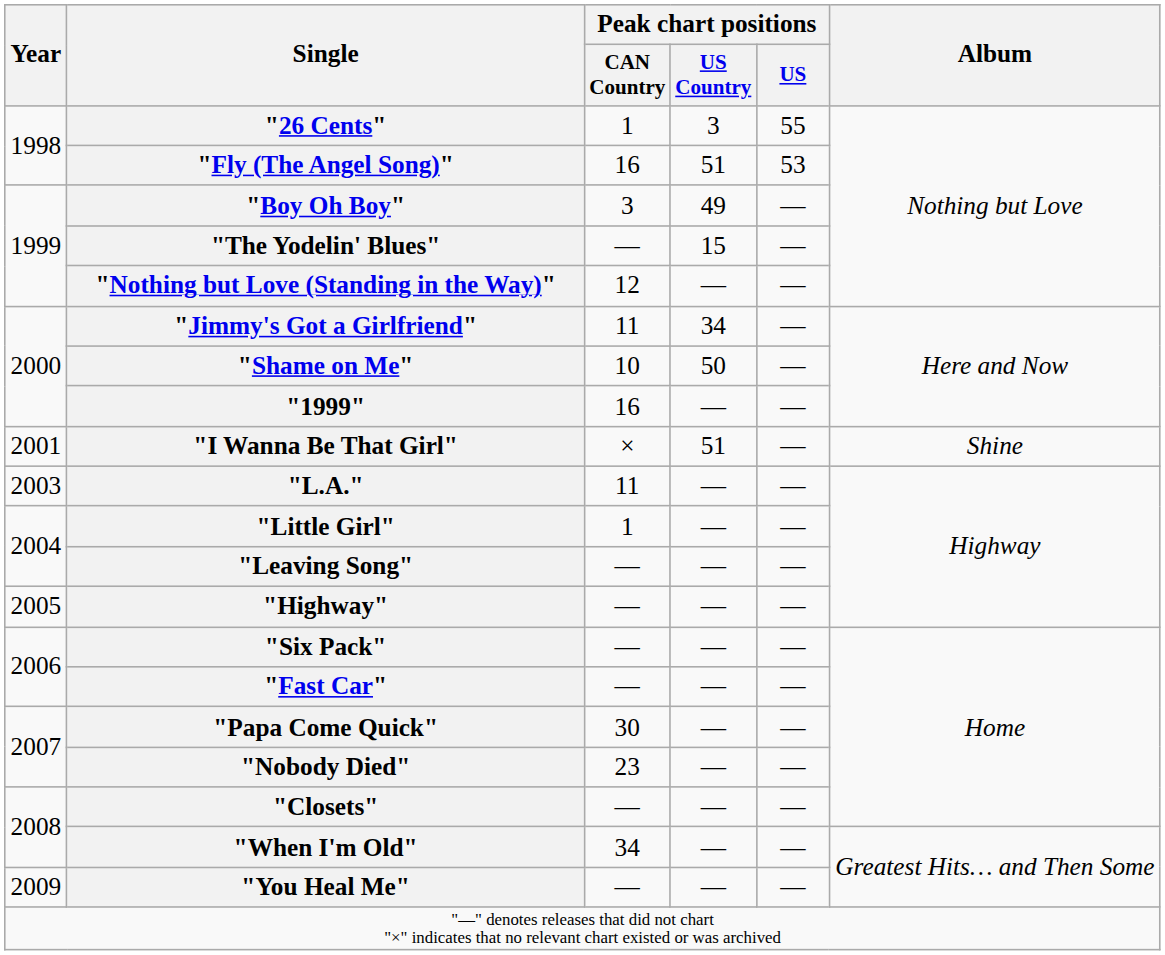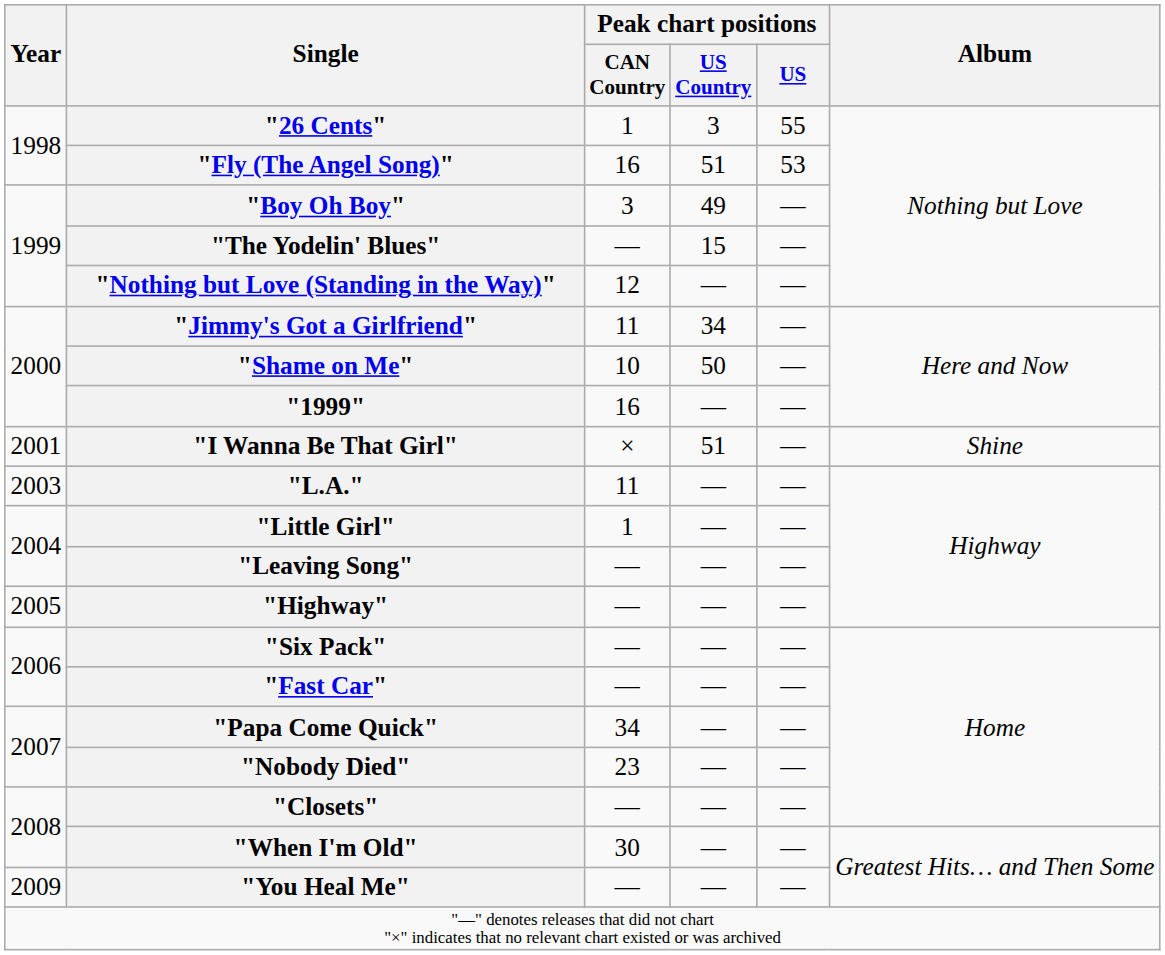(627, 726) 30 -> (627, 726) 34
(627, 846) 34 -> (627, 846) 30
